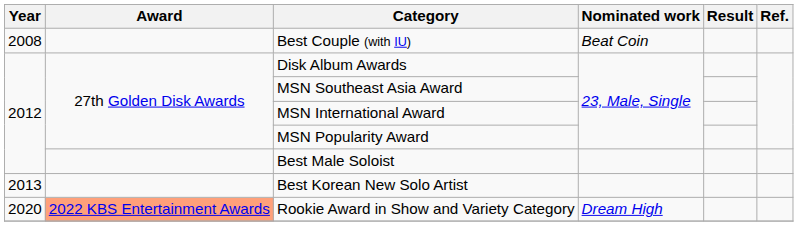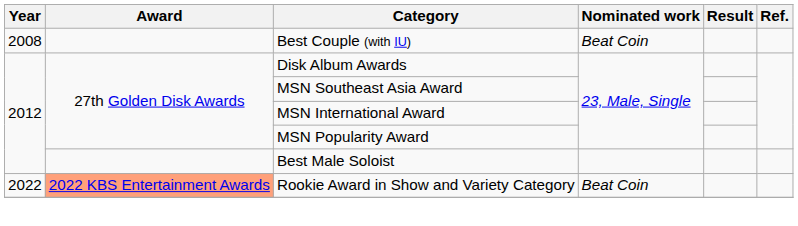- row: (372, 185)
(25, 209) 2020 -> (25, 185) 2022
(622, 209) Dream High -> (615, 185) Beat Coin
